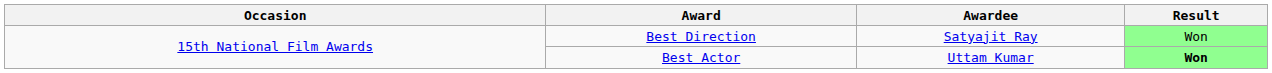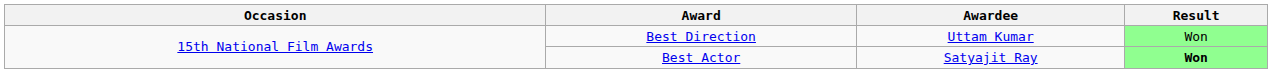(991, 36) Satyajit Ray -> (991, 36) Uttam Kumar
(991, 57) Uttam Kumar -> (991, 57) Satyajit Ray
